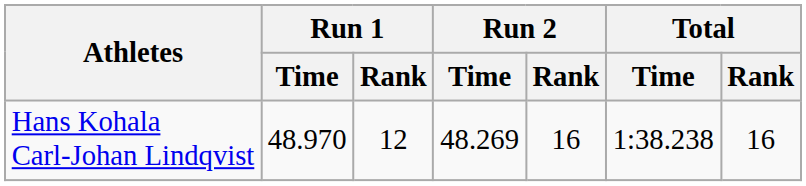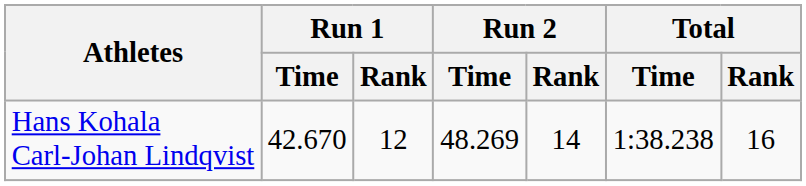(307, 139) 48.970 -> (307, 139) 42.670
(566, 139) 16 -> (566, 139) 14
